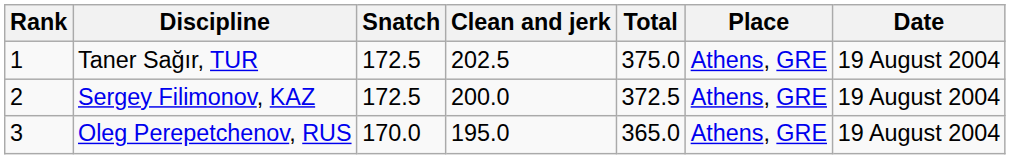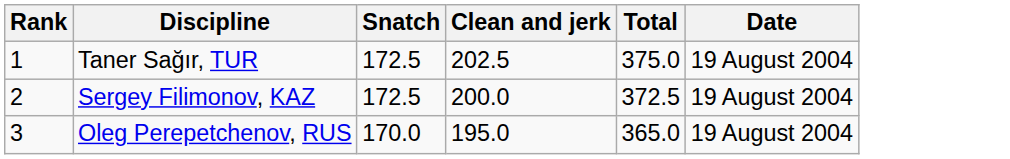- column: (759, 23)
